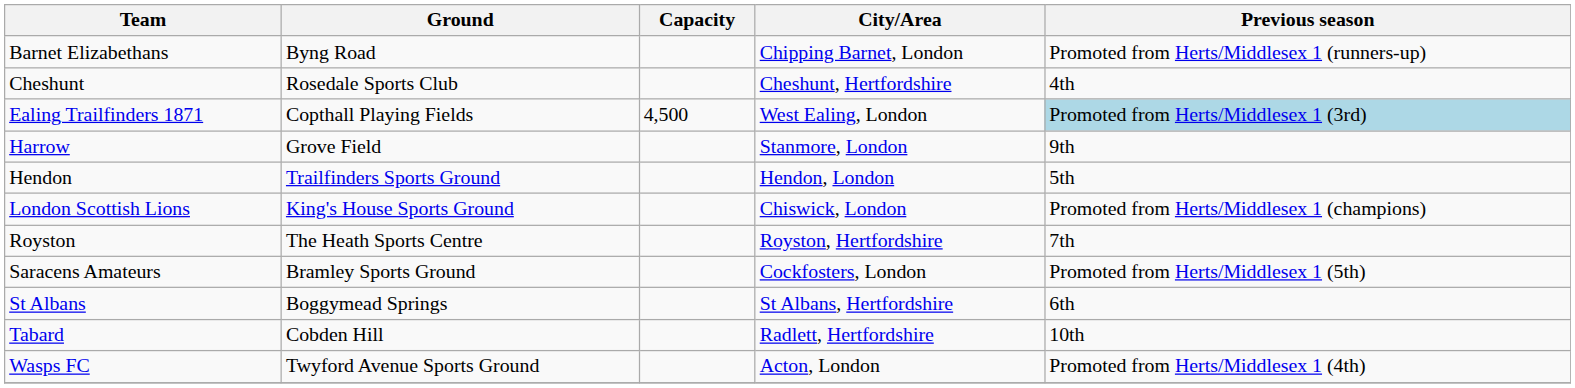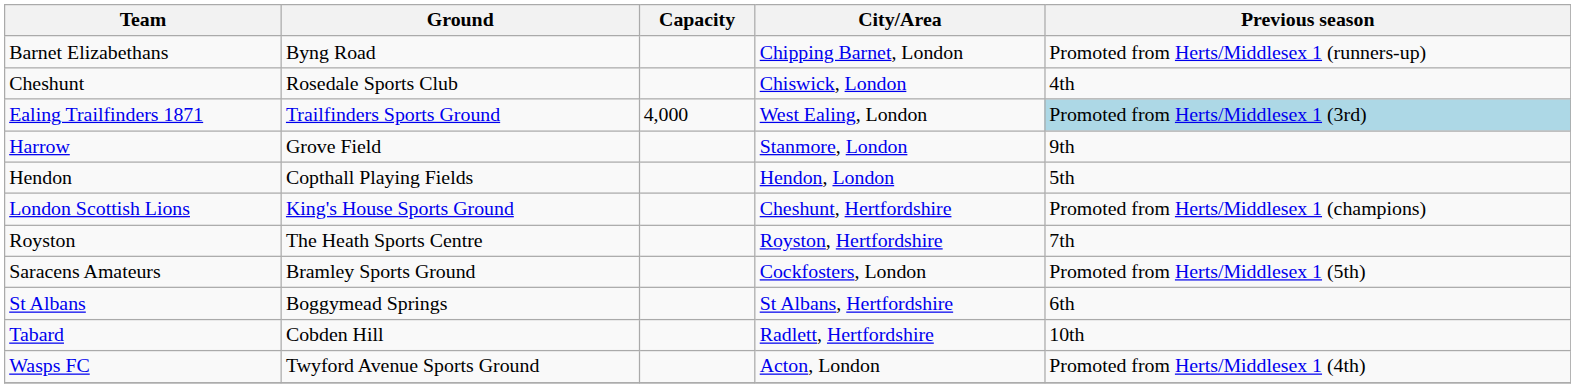(856, 83) Cheshunt, Hertfordshire -> (833, 83) Chiswick, London
(380, 114) Copthall Playing Fields -> (393, 114) Trailfinders Sports Ground
(666, 114) 4,500 -> (666, 114) 4,000
(393, 177) Trailfinders Sports Ground -> (380, 177) Copthall Playing Fields
(833, 209) Chiswick, London -> (856, 209) Cheshunt, Hertfordshire
